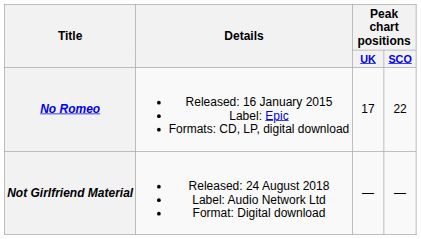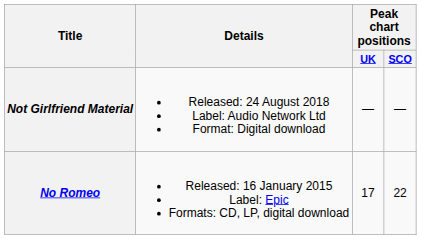rows swapped: (70, 109) <-> (70, 192)
